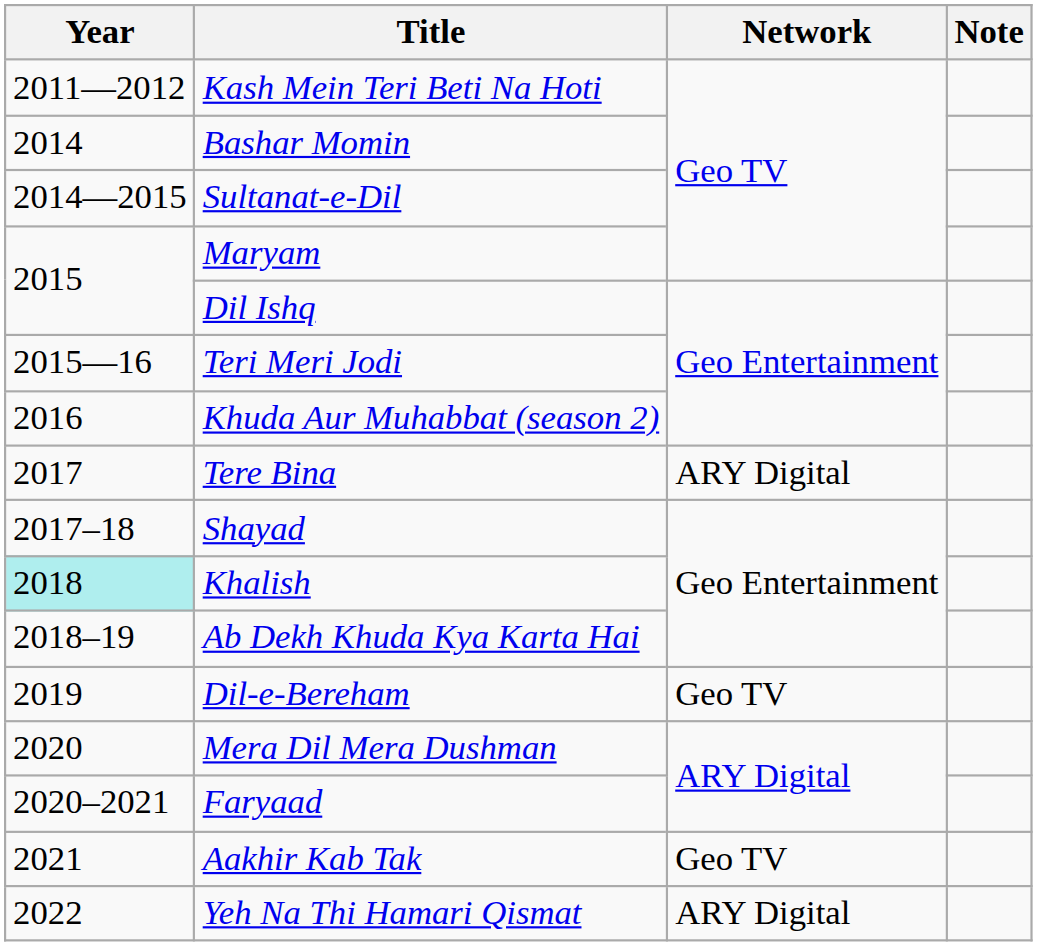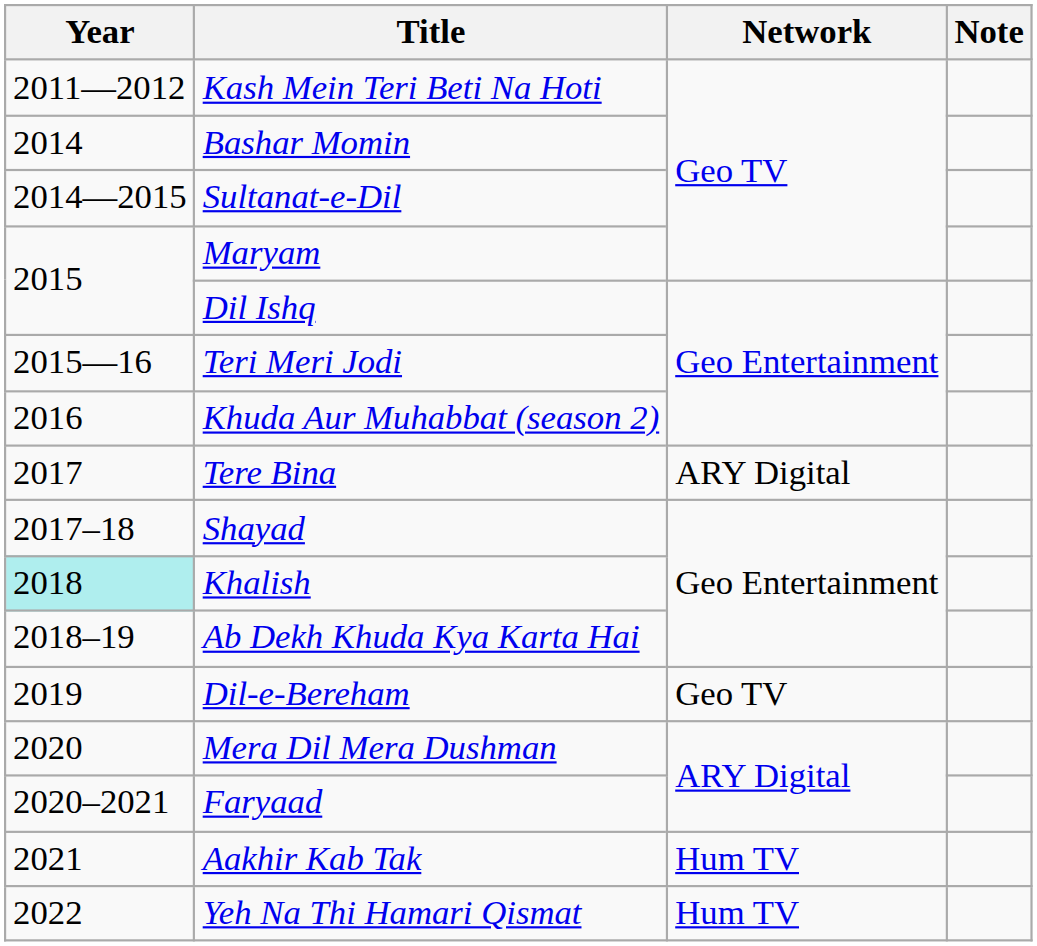(731, 857) Geo TV -> (737, 857) Hum TV
(763, 913) ARY Digital -> (737, 913) Hum TV
